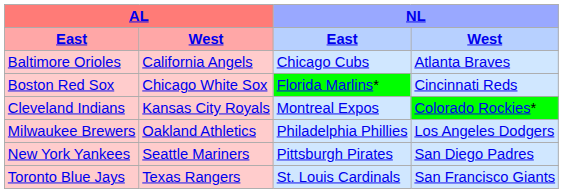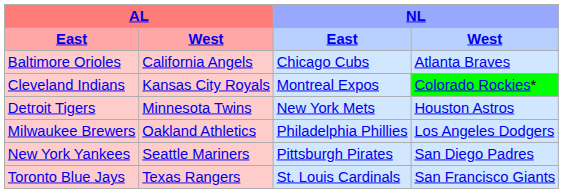- row: (61, 85)
+ row: (52, 108)
